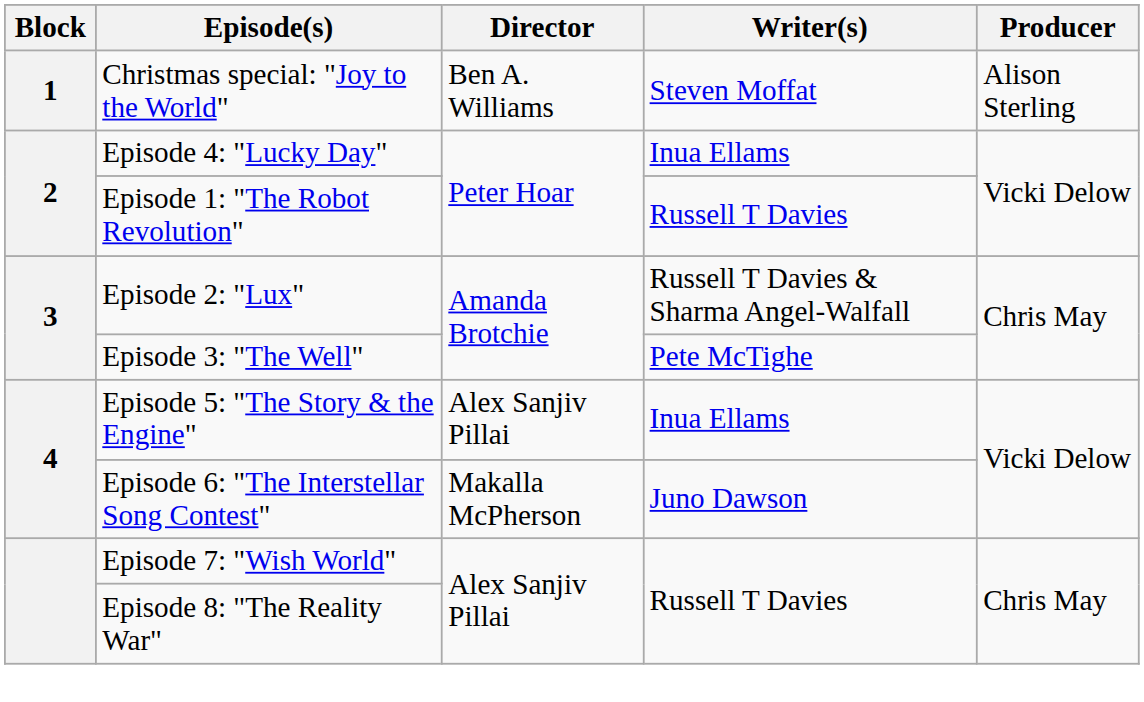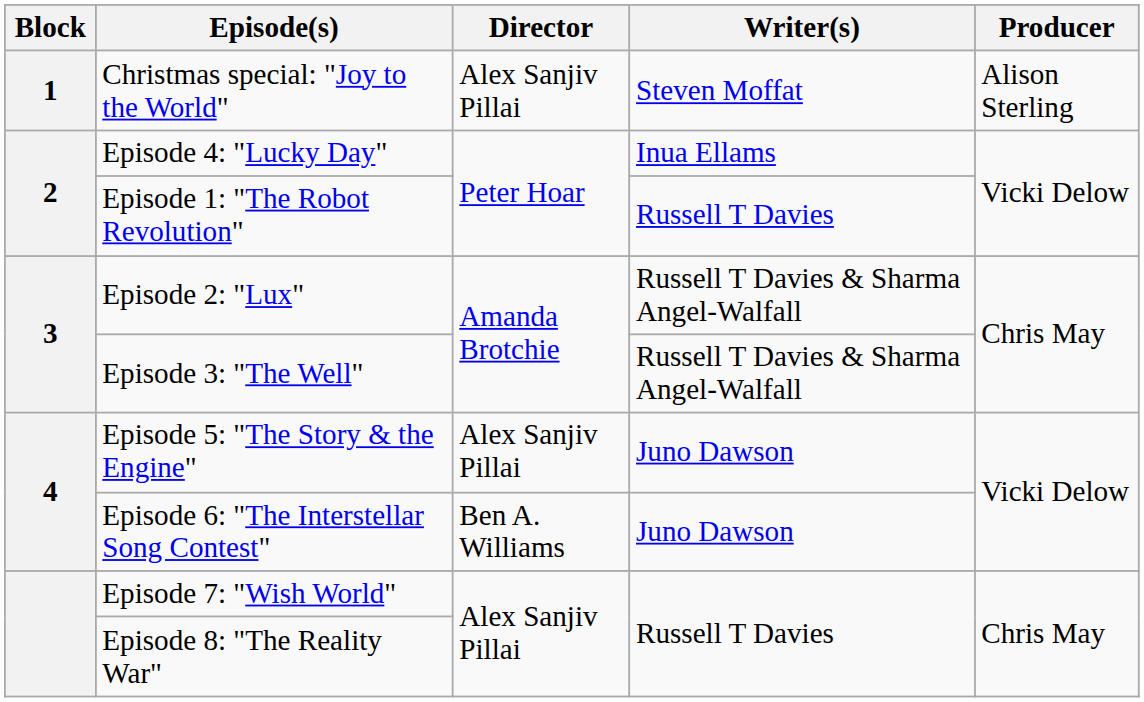(501, 90) Ben A. Williams -> (528, 90) Alex Sanjiv Pillai
(731, 356) Pete McTighe -> (798, 373) Russell T Davies & Sharma Angel-Walfall
(720, 419) Inua Ellams -> (715, 452) Juno Dawson
(515, 498) Makalla McPherson -> (512, 531) Ben A. Williams
